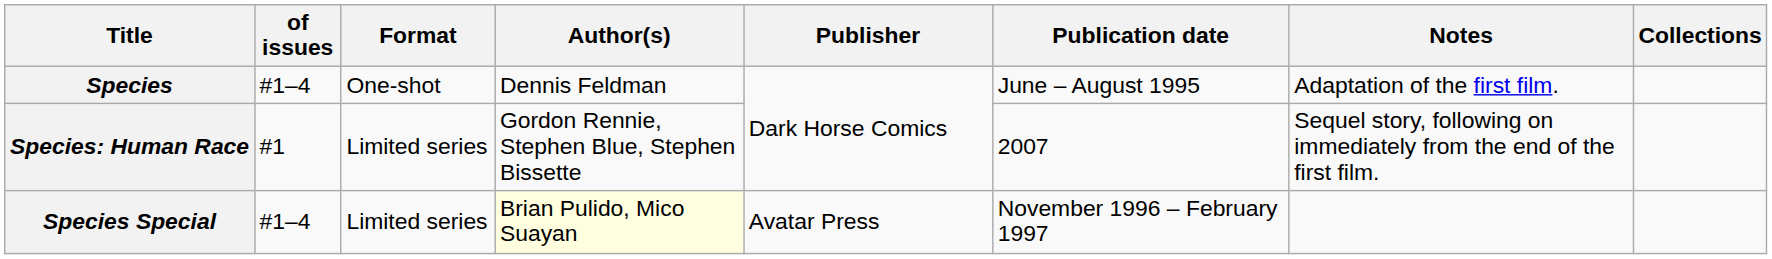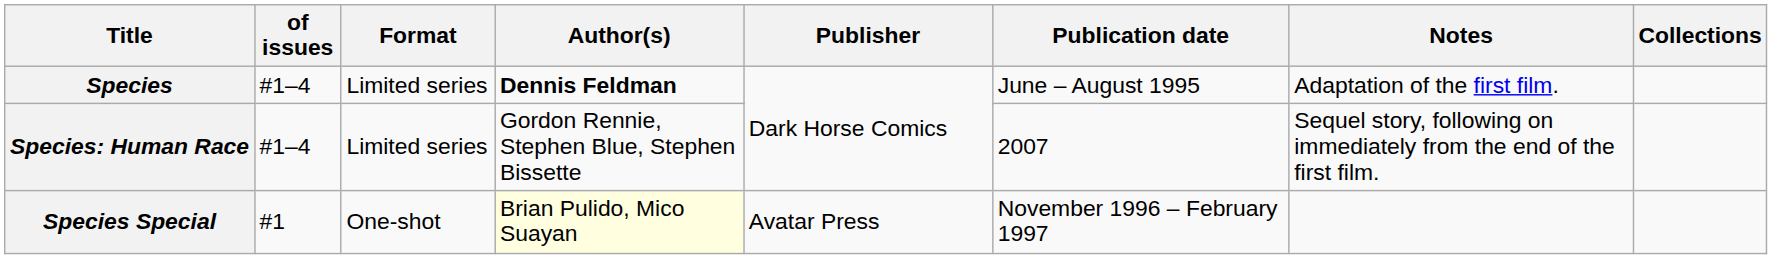(393, 84) One-shot -> (417, 84) Limited series
(583, 84) normal -> (588, 84) bold
(272, 146) #1 -> (285, 146) #1–4
(285, 221) #1–4 -> (272, 221) #1
(417, 221) Limited series -> (393, 221) One-shot
